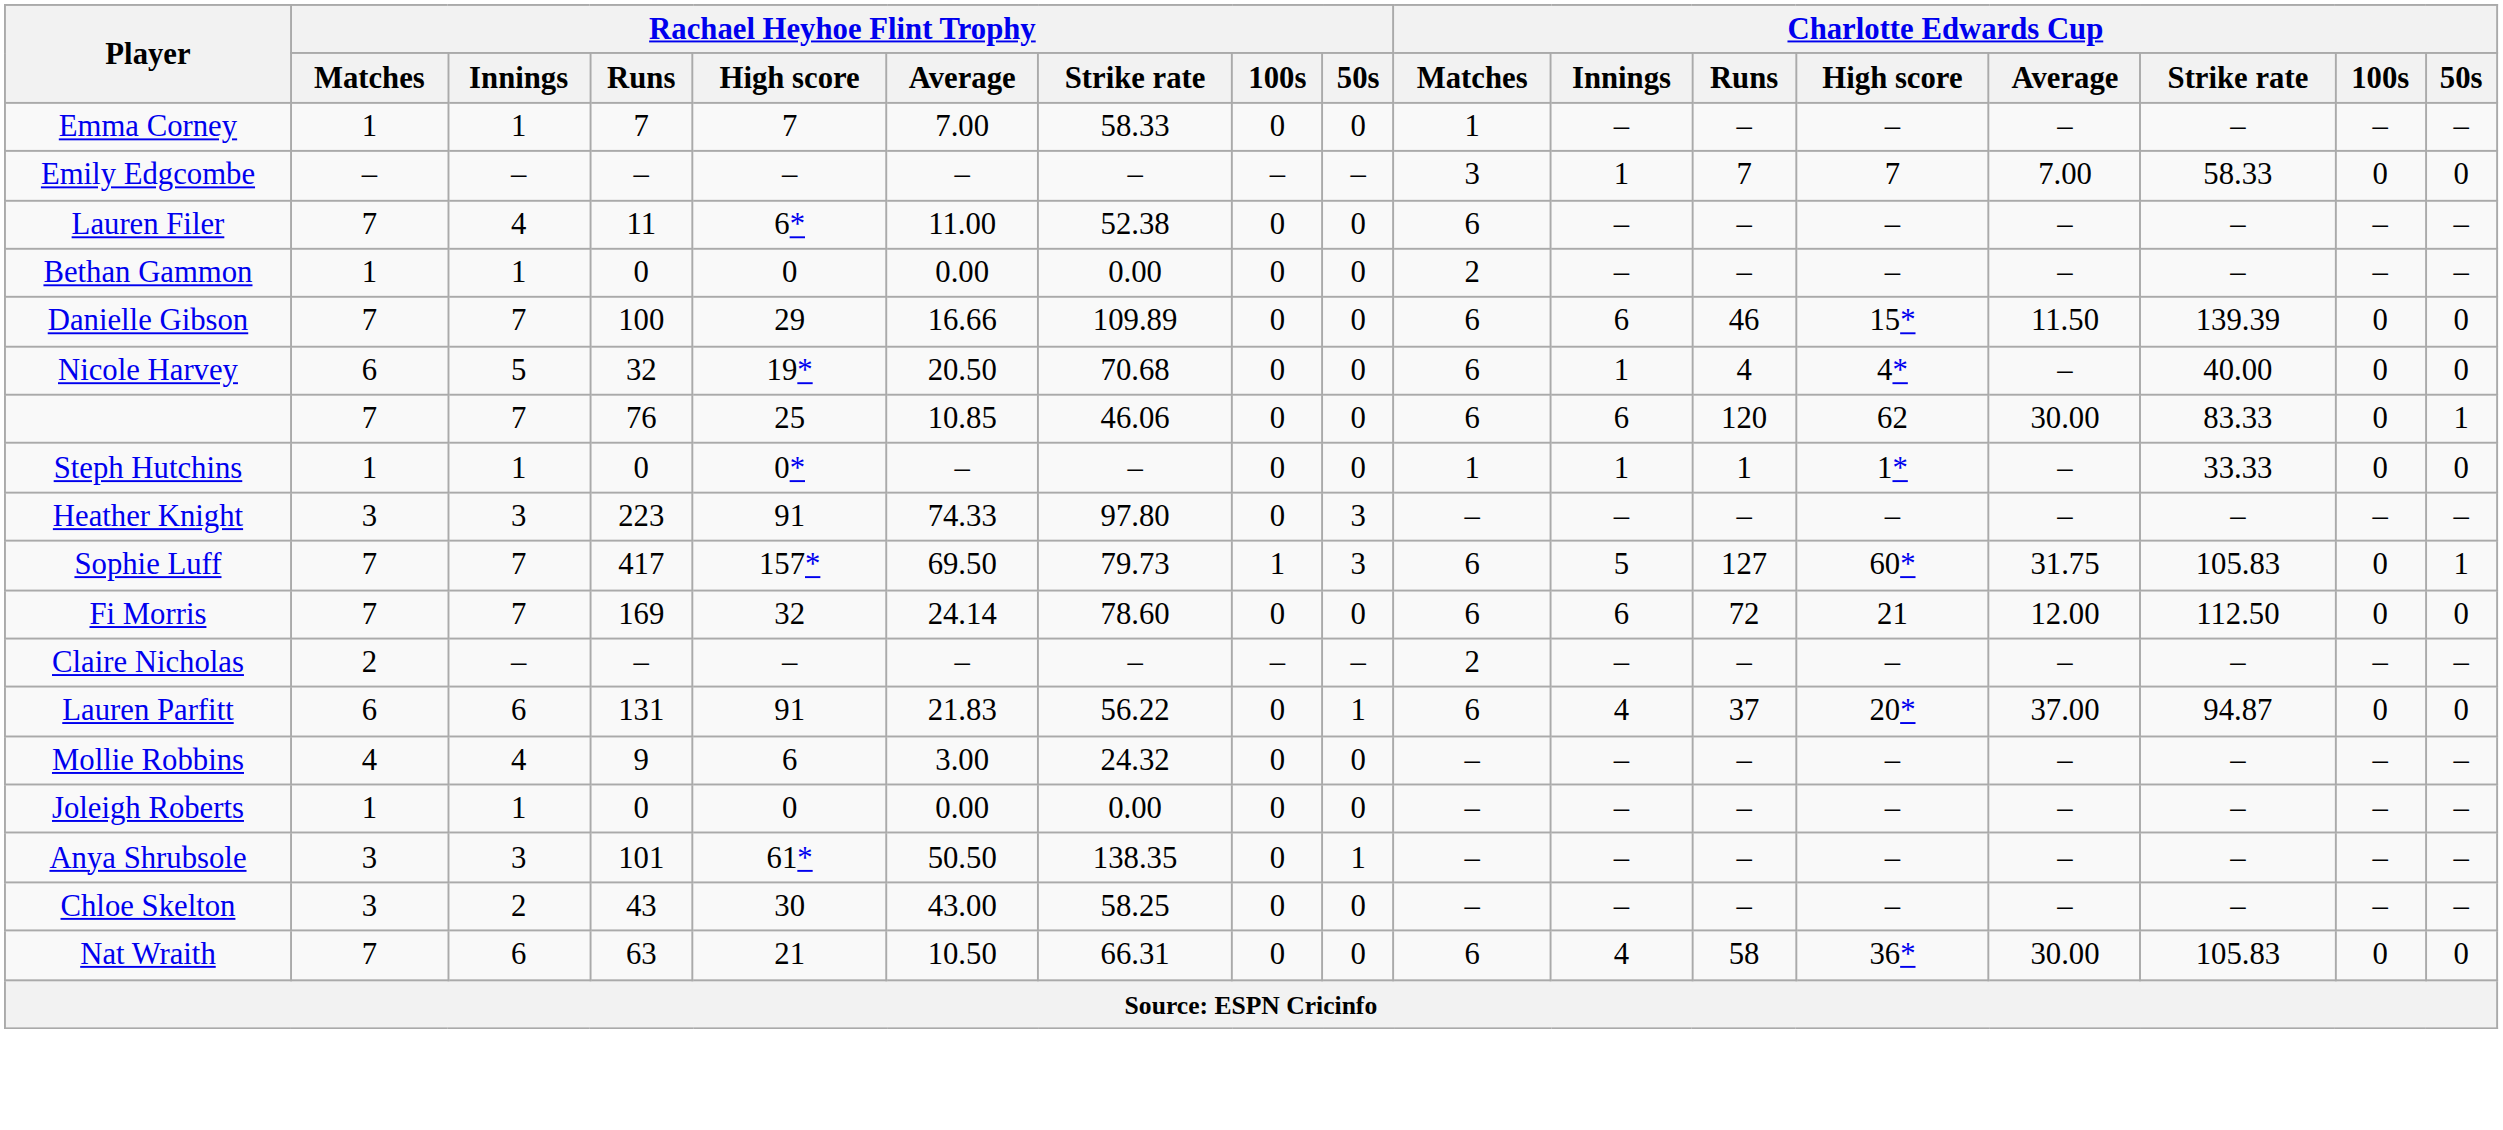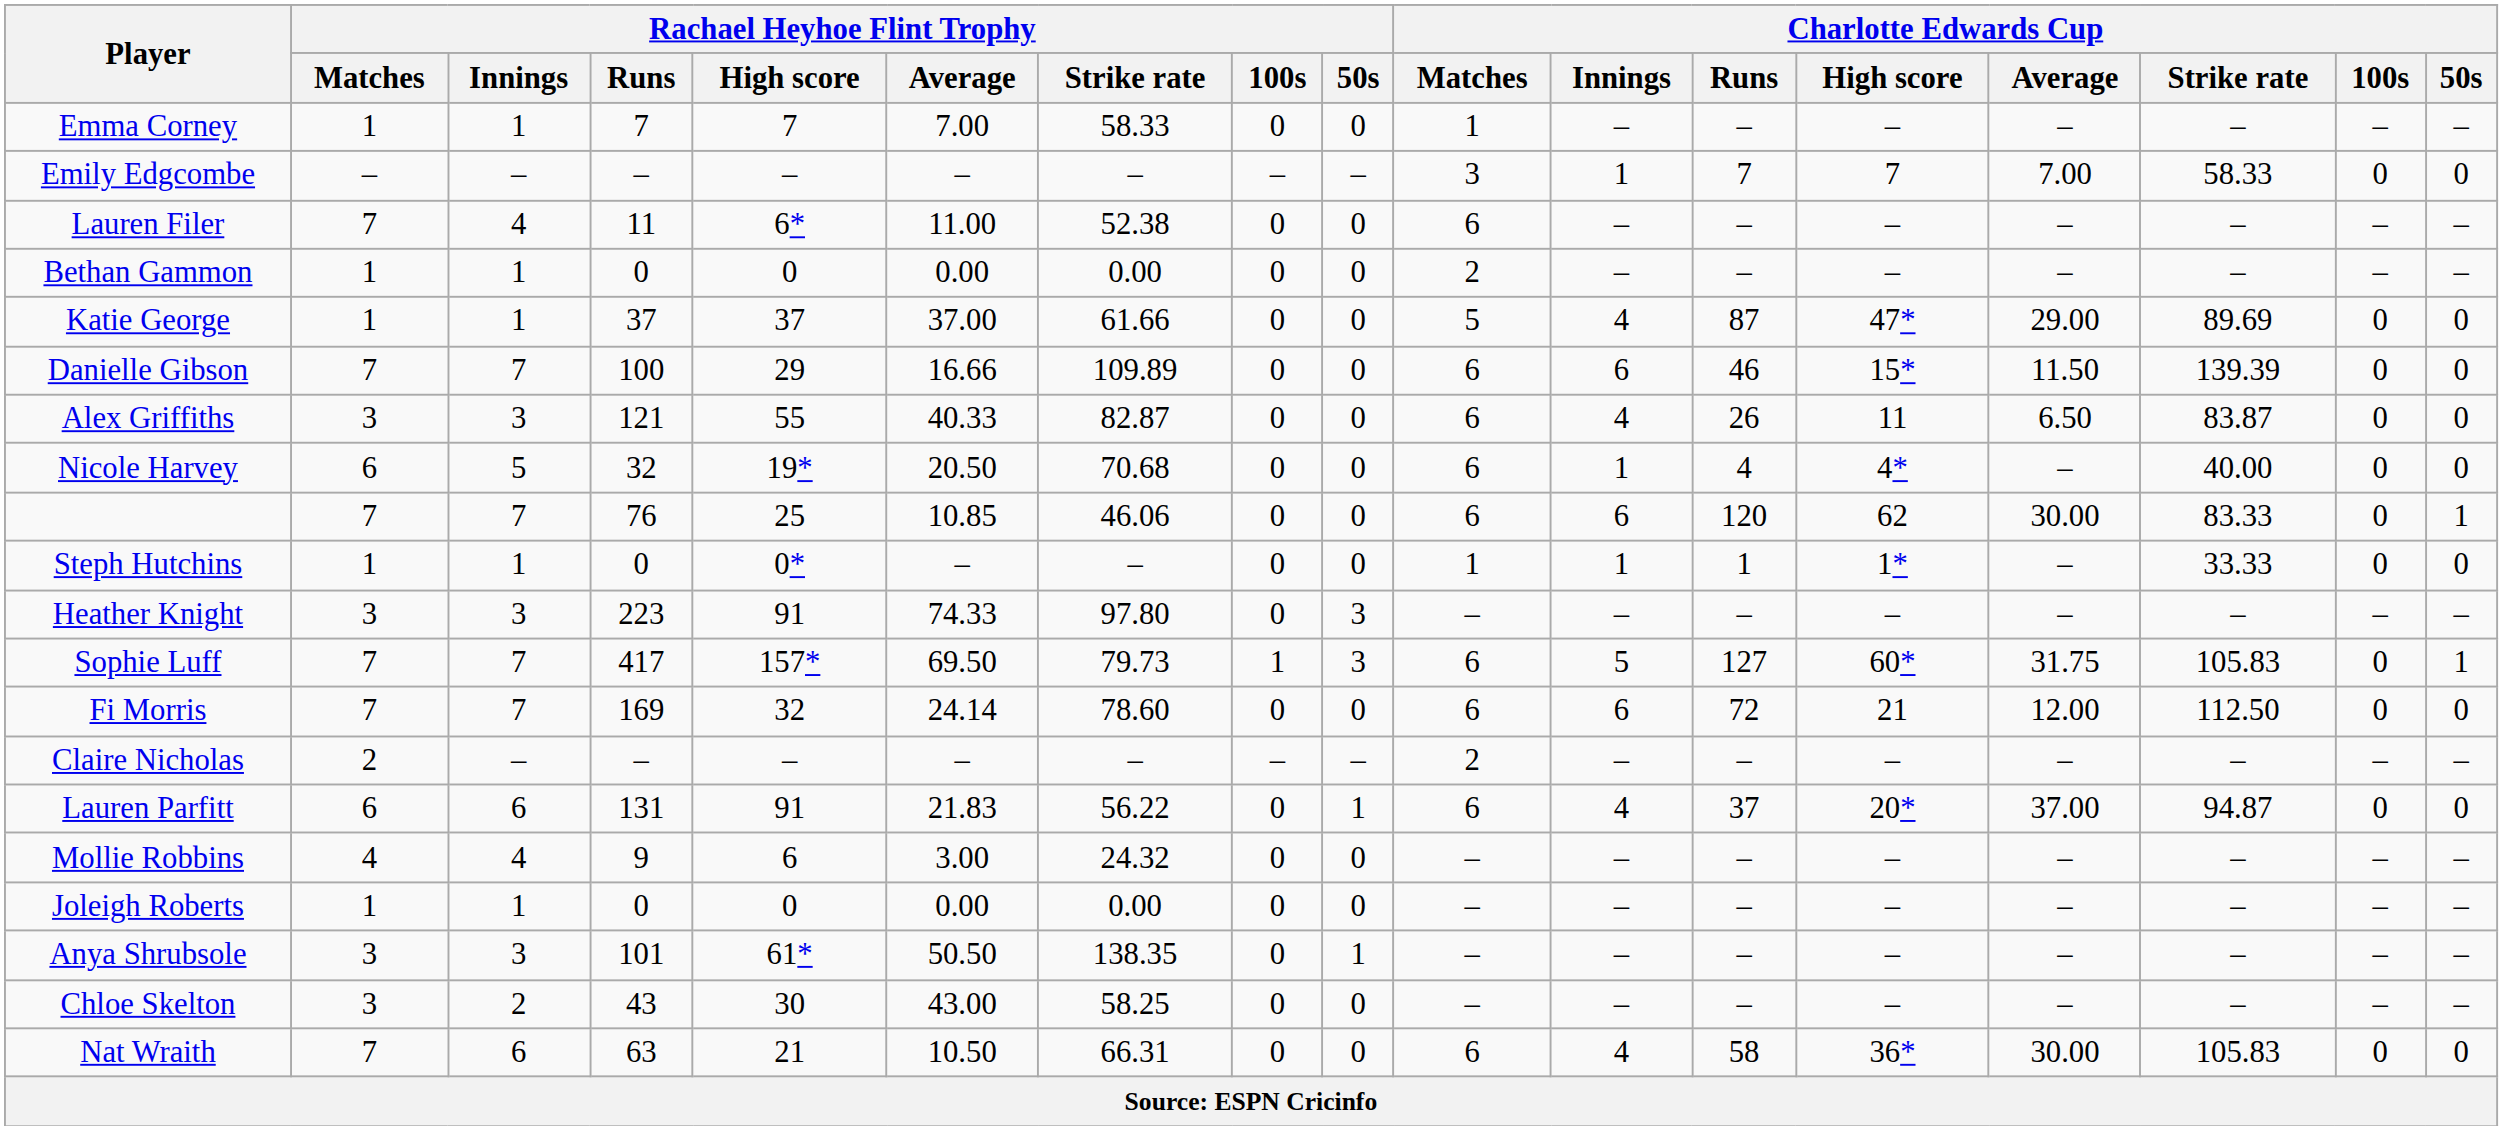+ row: (148, 321)
+ row: (148, 418)
